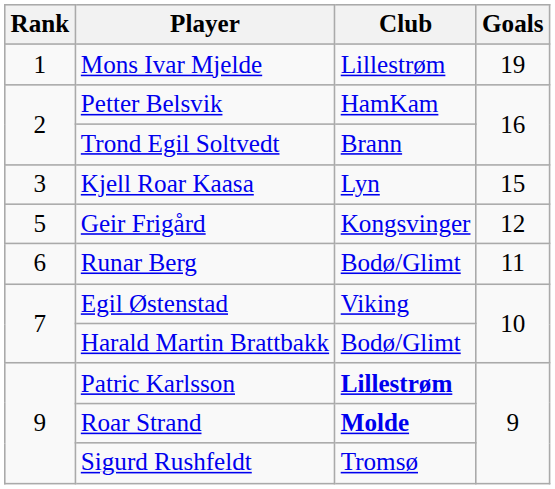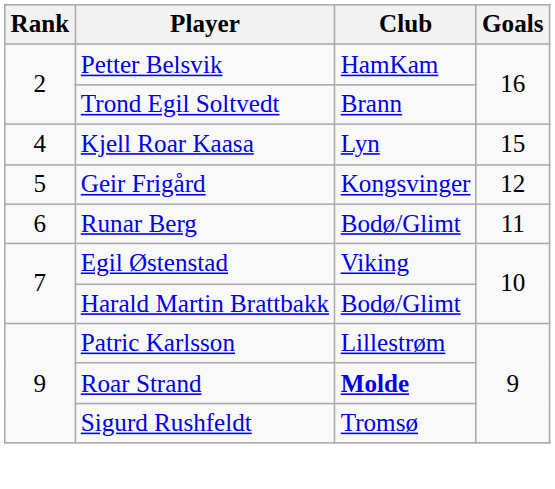- row: (171, 64)
(40, 183) 3 -> (40, 143) 4
(397, 382) bold -> (393, 343) normal
